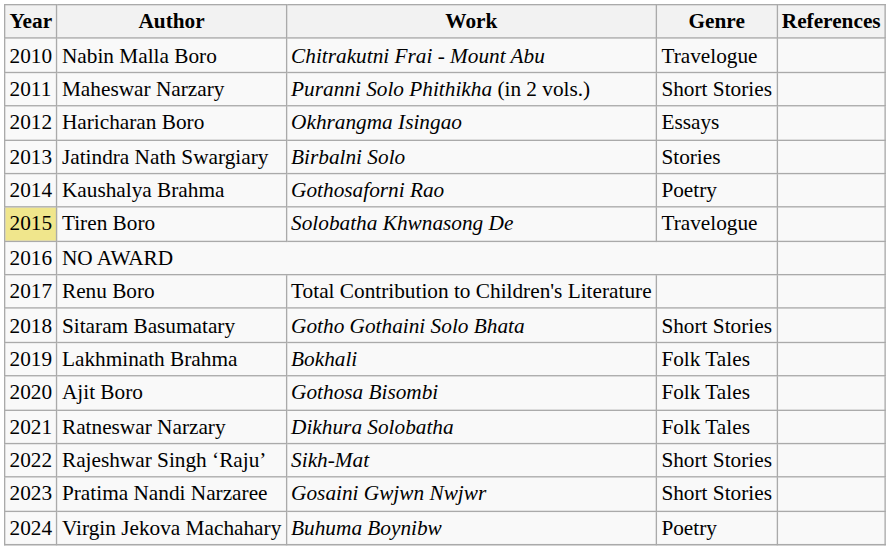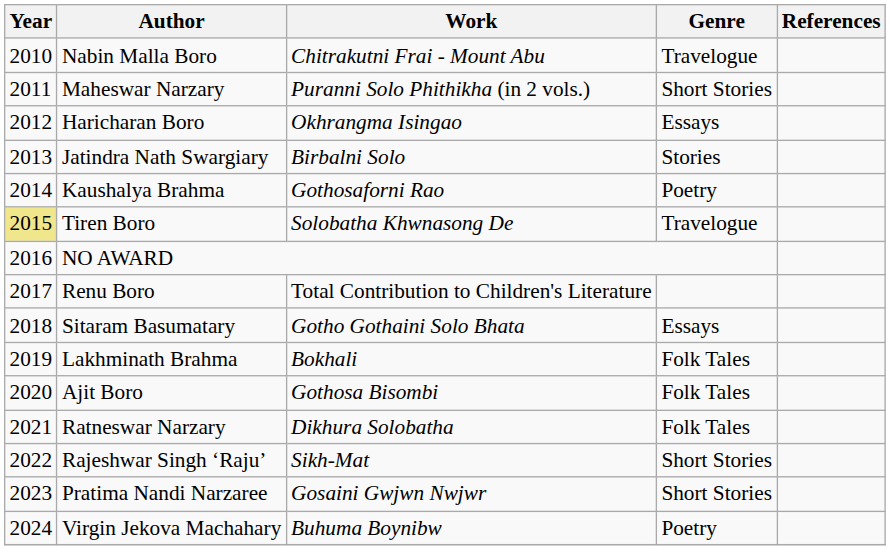(717, 325) Short Stories -> (690, 325) Essays
